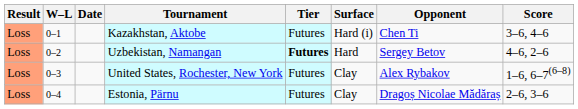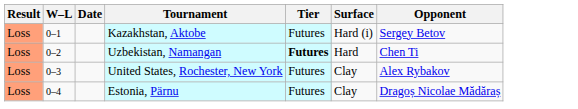- column: (538, 14)
(399, 33) Chen Ti -> (412, 33) Sergey Betov
(412, 52) Sergey Betov -> (399, 52) Chen Ti
